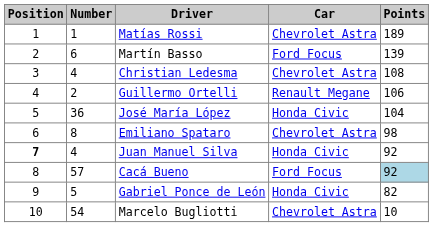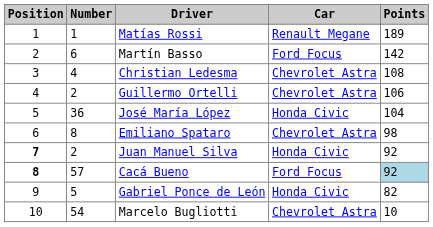(324, 34) Chevrolet Astra -> (321, 34) Renault Megane
(394, 54) 139 -> (394, 54) 142
(321, 93) Renault Megane -> (324, 93) Chevrolet Astra
(74, 153) 4 -> (74, 153) 2
(36, 172) normal -> (36, 172) bold
